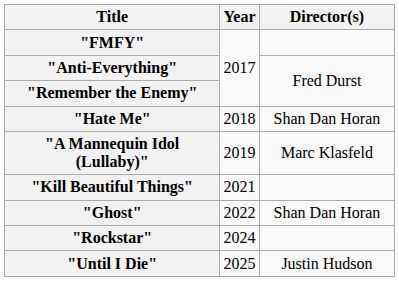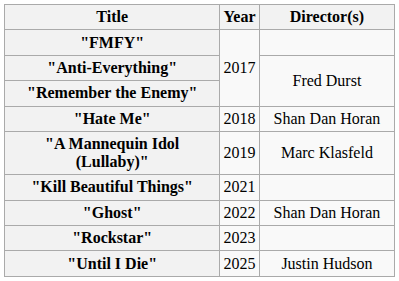(240, 238) 2024 -> (240, 238) 2023
